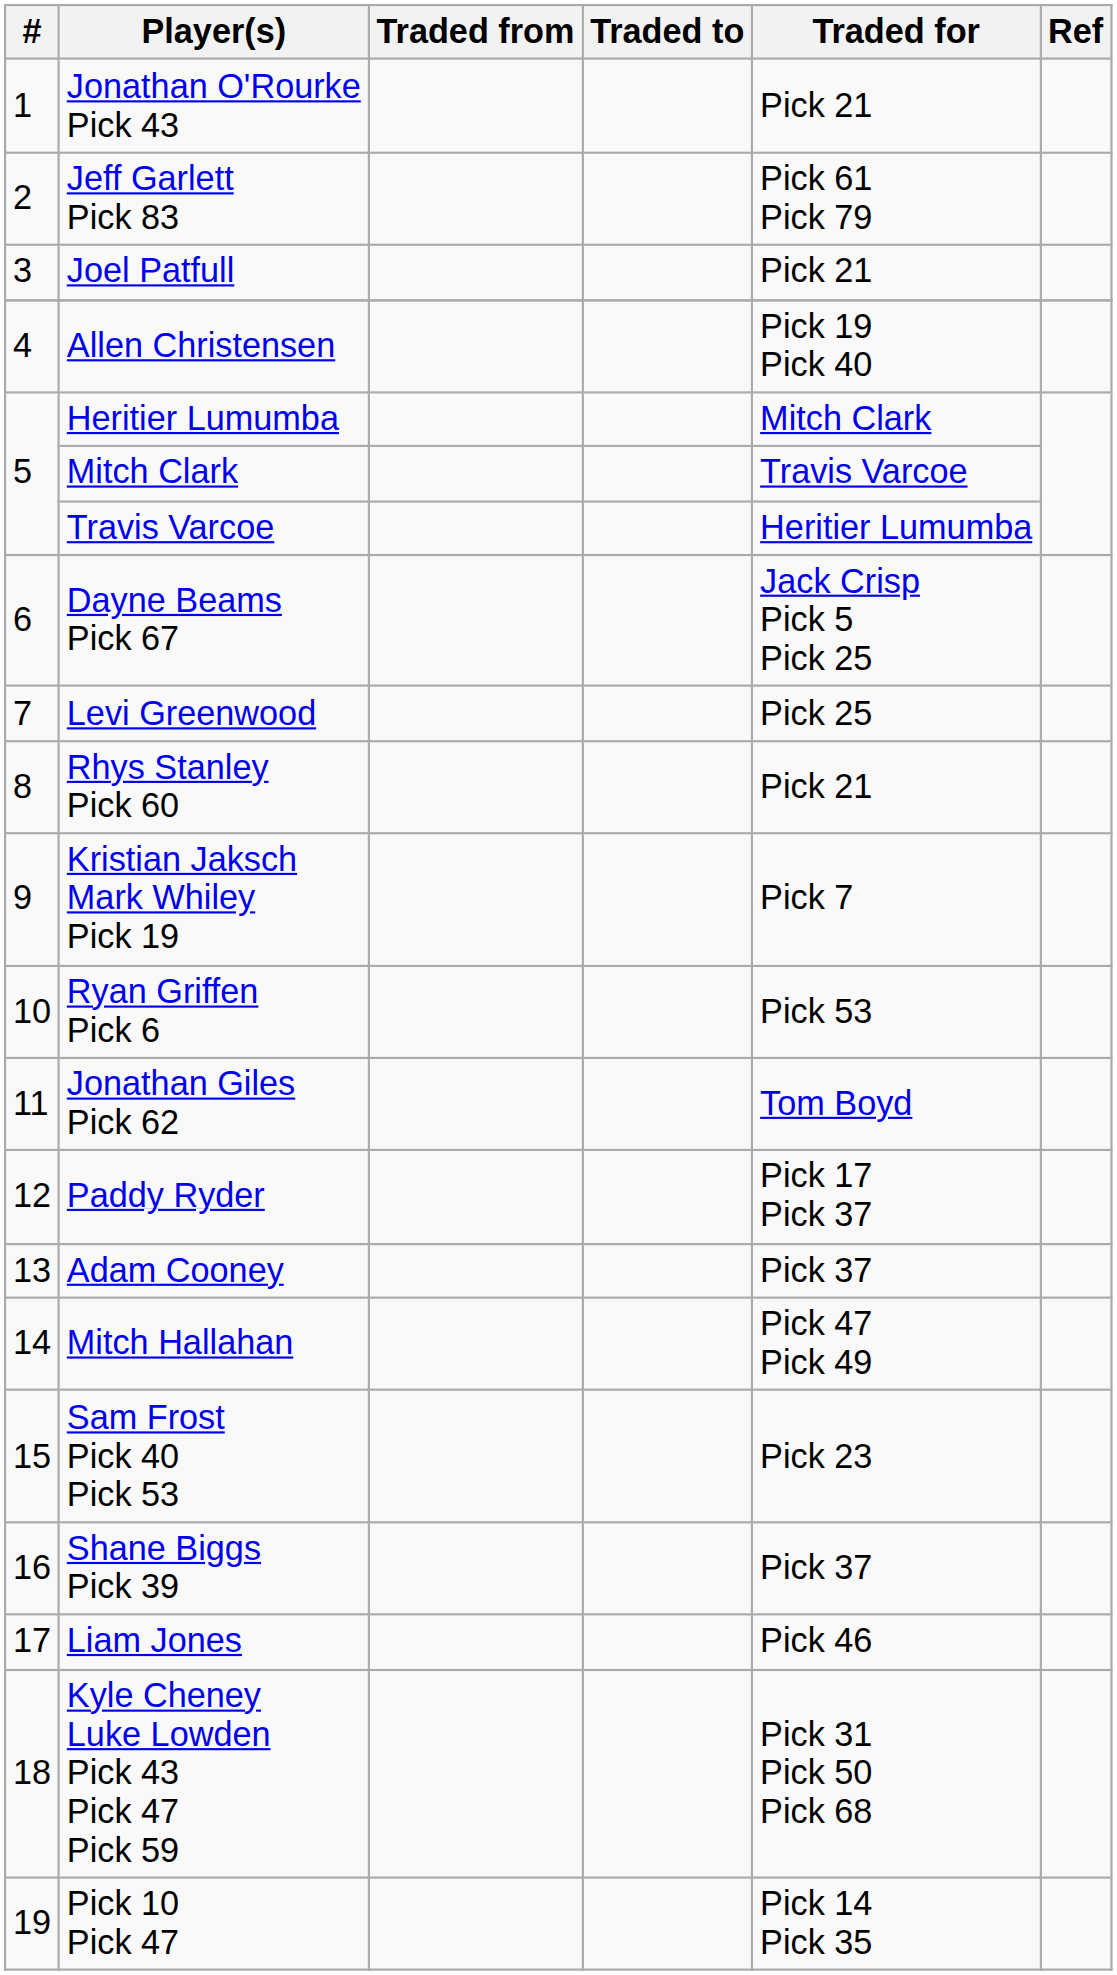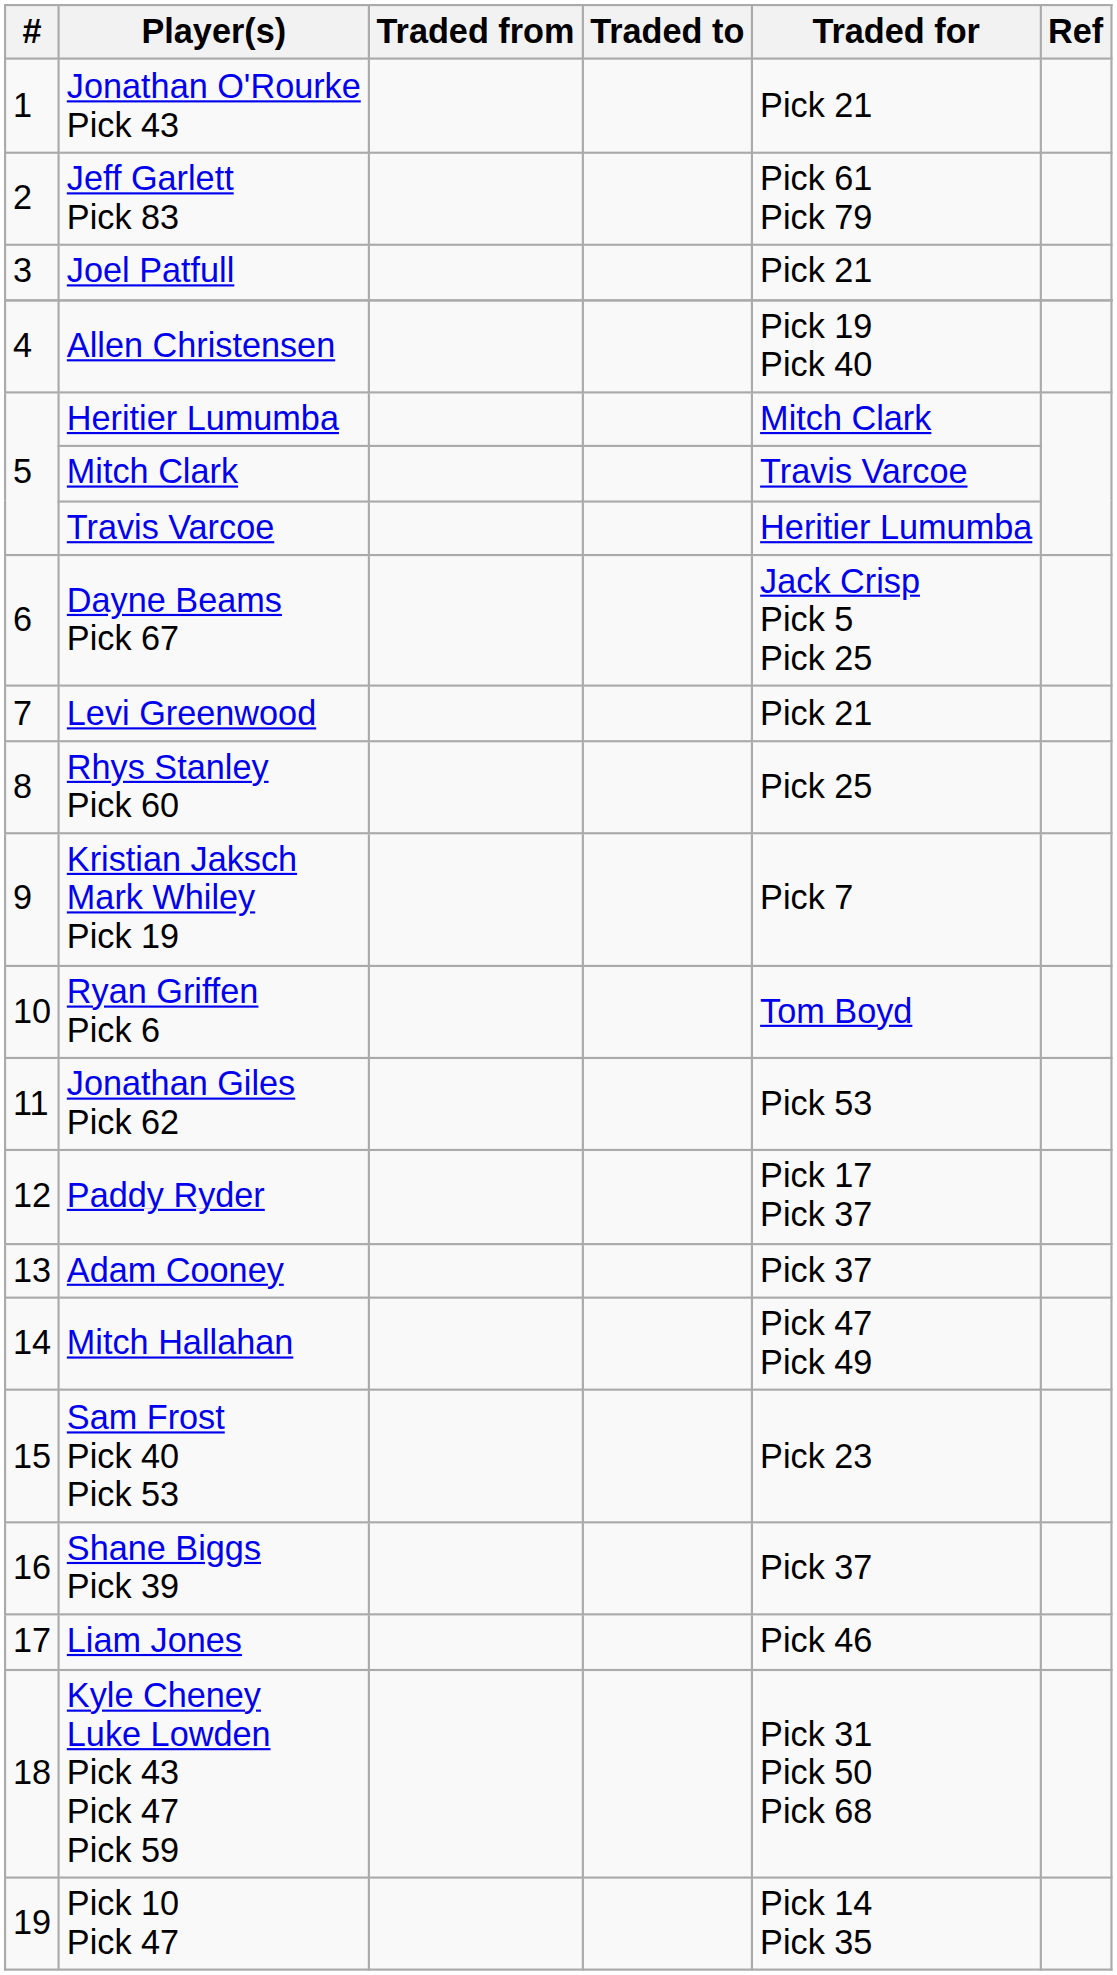(816, 712) Pick 25 -> (816, 712) Pick 21
(816, 786) Pick 21 -> (816, 786) Pick 25
(816, 1010) Pick 53 -> (836, 1010) Tom Boyd
(836, 1103) Tom Boyd -> (816, 1103) Pick 53
